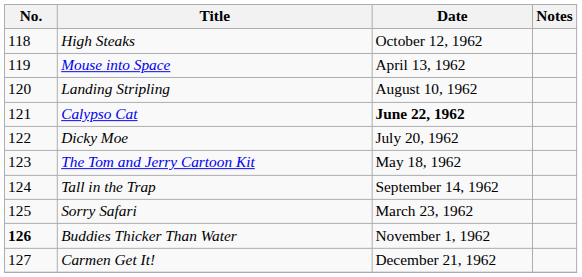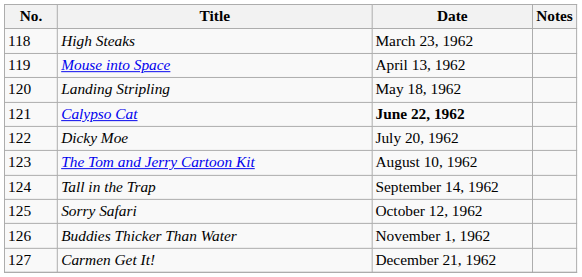(429, 41) October 12, 1962 -> (424, 41) March 23, 1962
(426, 89) August 10, 1962 -> (418, 89) May 18, 1962
(418, 162) May 18, 1962 -> (426, 162) August 10, 1962
(424, 211) March 23, 1962 -> (429, 211) October 12, 1962
(20, 235) bold -> (20, 235) normal
